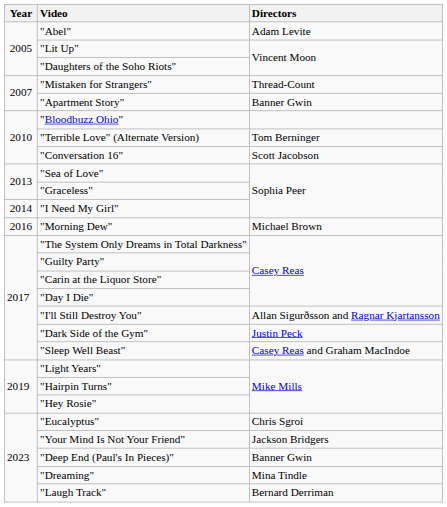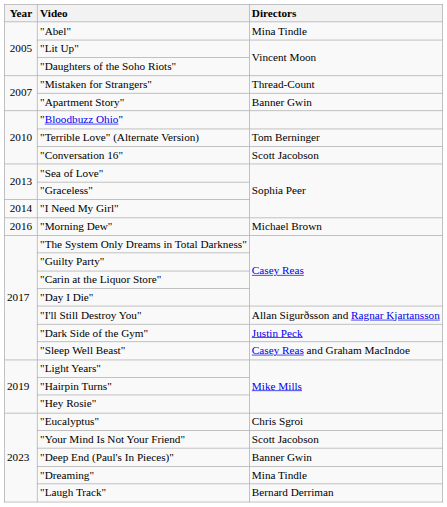(281, 31) Adam Levite -> (279, 31) Mina Tindle
(290, 439) Jackson Bridgers -> (285, 439) Scott Jacobson
